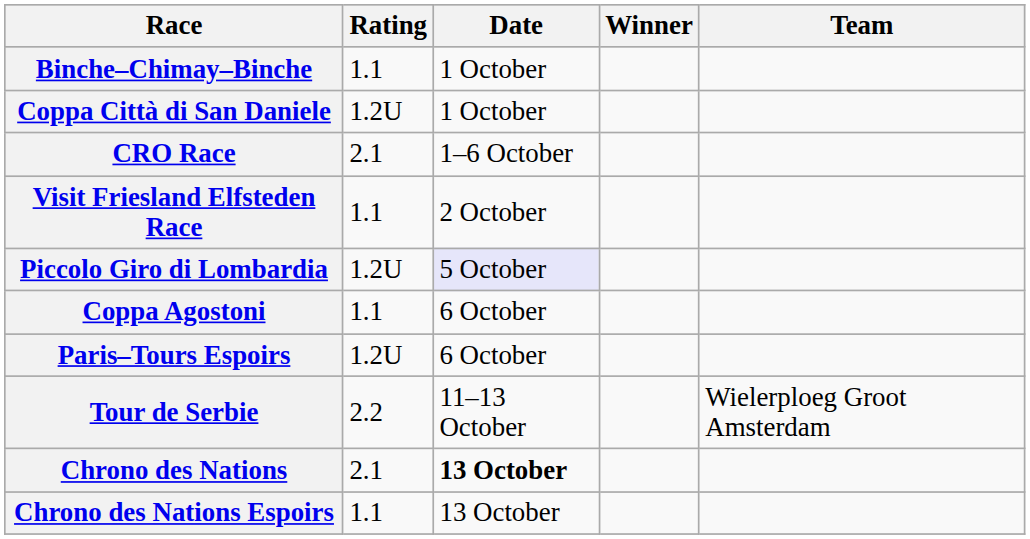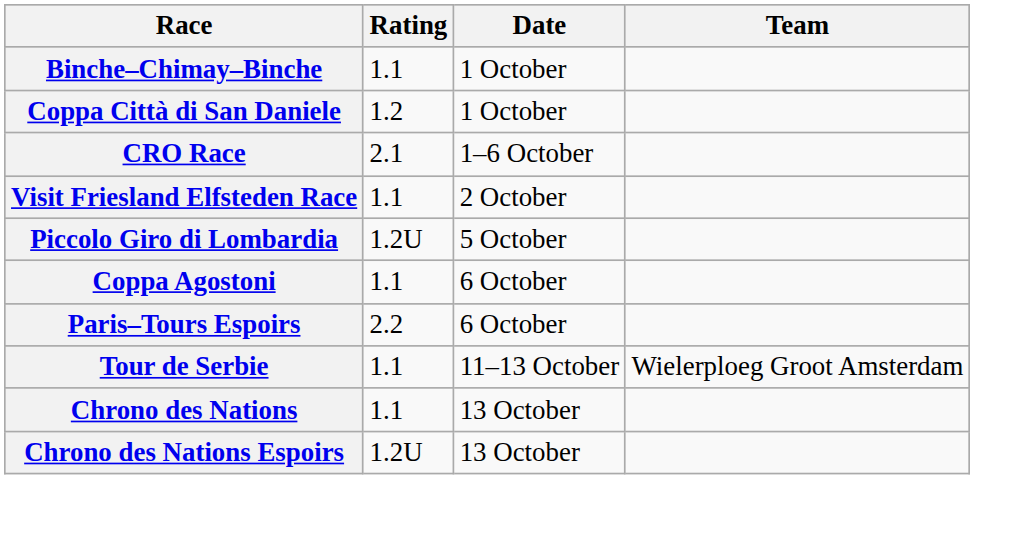- column: (649, 25)
(376, 111) 1.2U -> (386, 111) 1.2
(493, 269) lavender background -> (513, 238) no background
(376, 354) 1.2U -> (386, 324) 2.2
(366, 412) 2.2 -> (386, 366) 1.1
(366, 469) 2.1 -> (386, 409) 1.1
(503, 469) bold -> (520, 409) normal
(366, 512) 1.1 -> (396, 452) 1.2U
